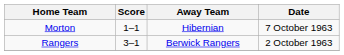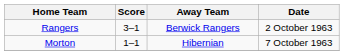rows swapped: (60, 43) <-> (60, 27)
